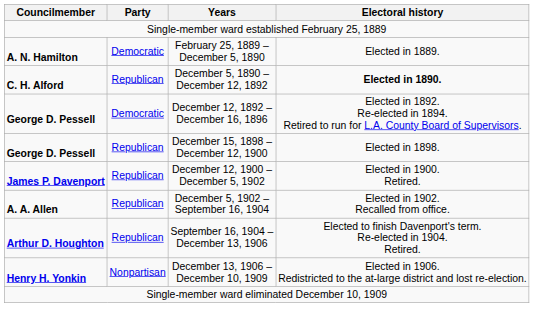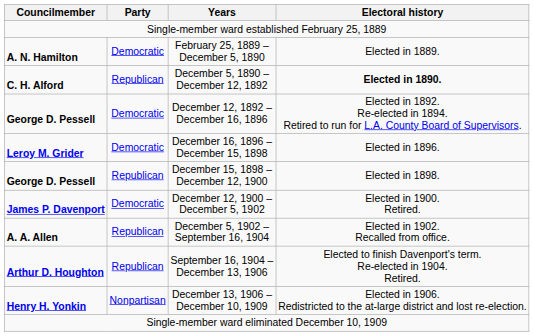+ row: (222, 147)
(138, 176) Republican -> (138, 204) Democratic
